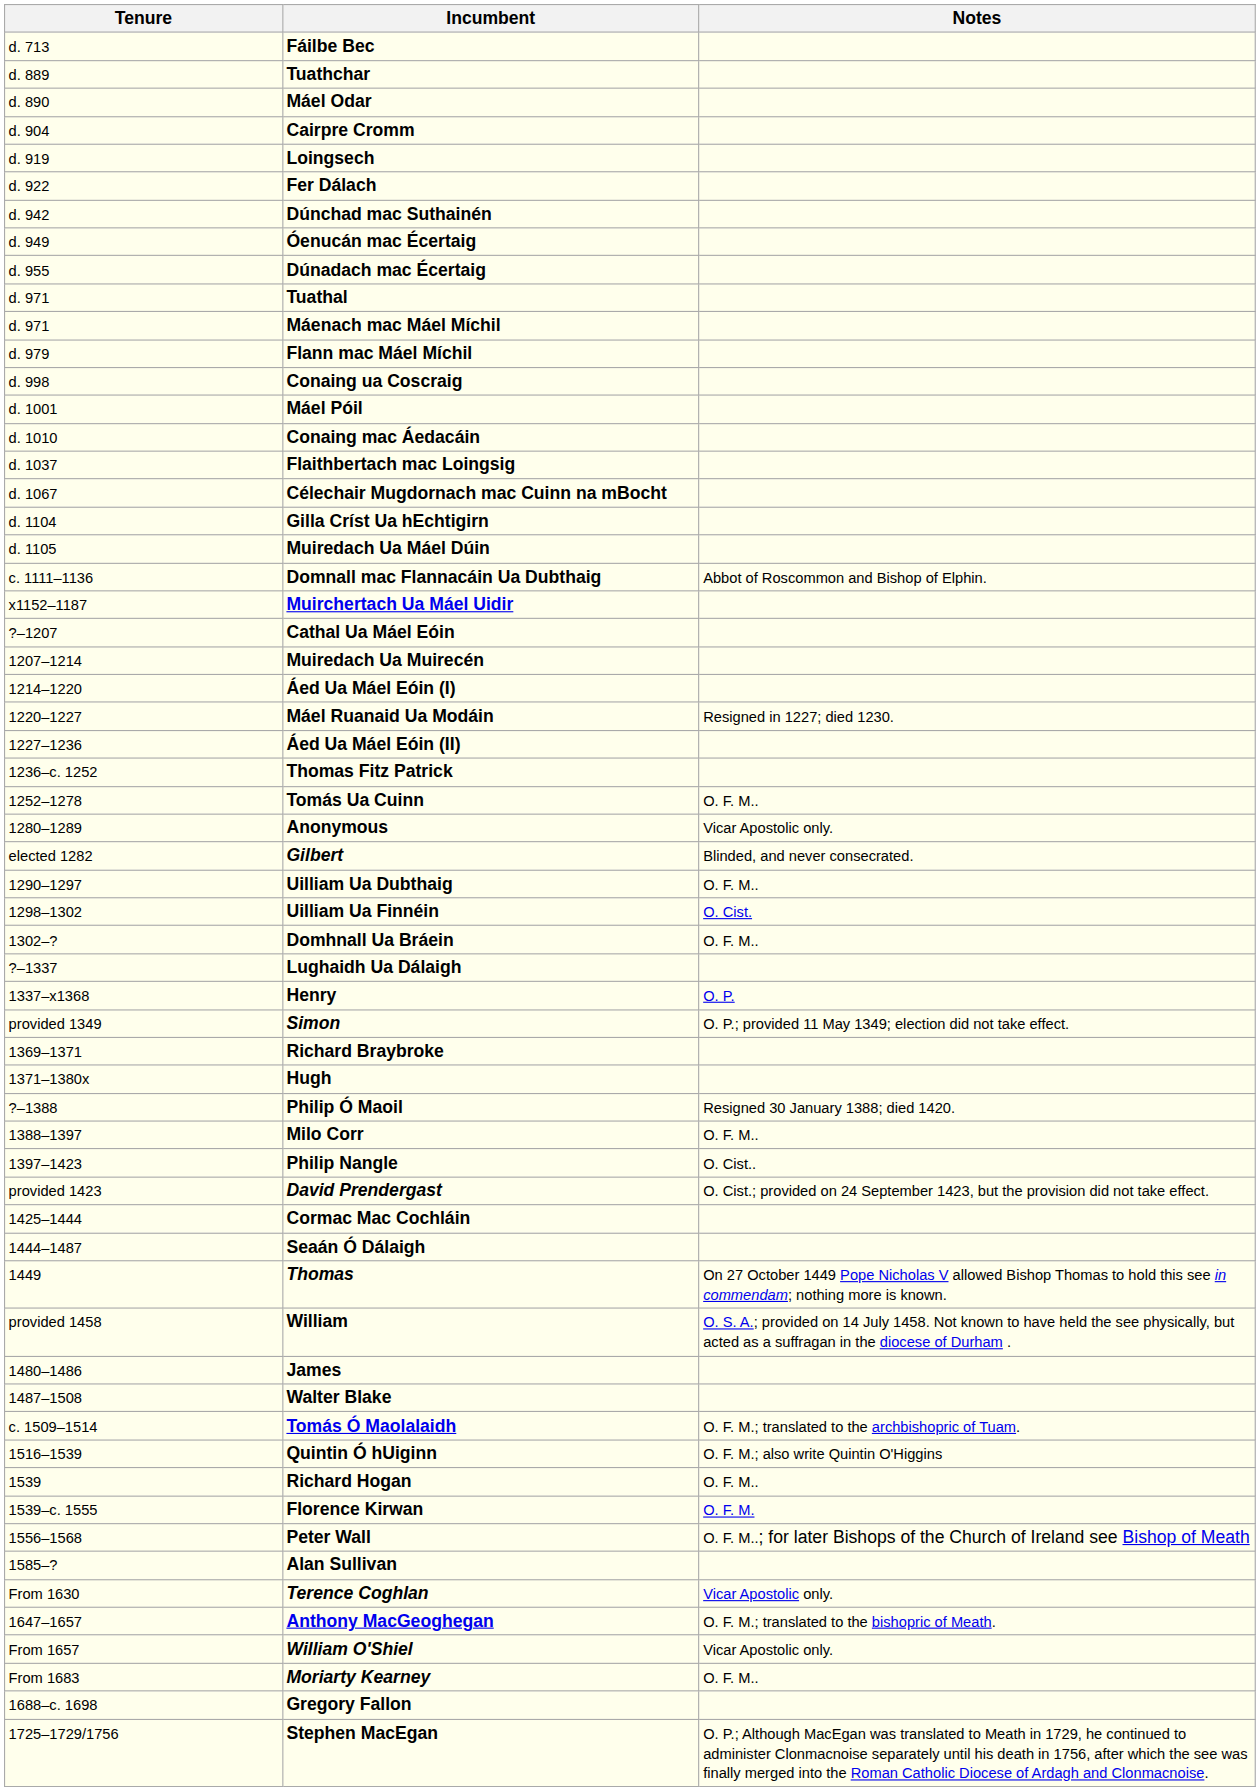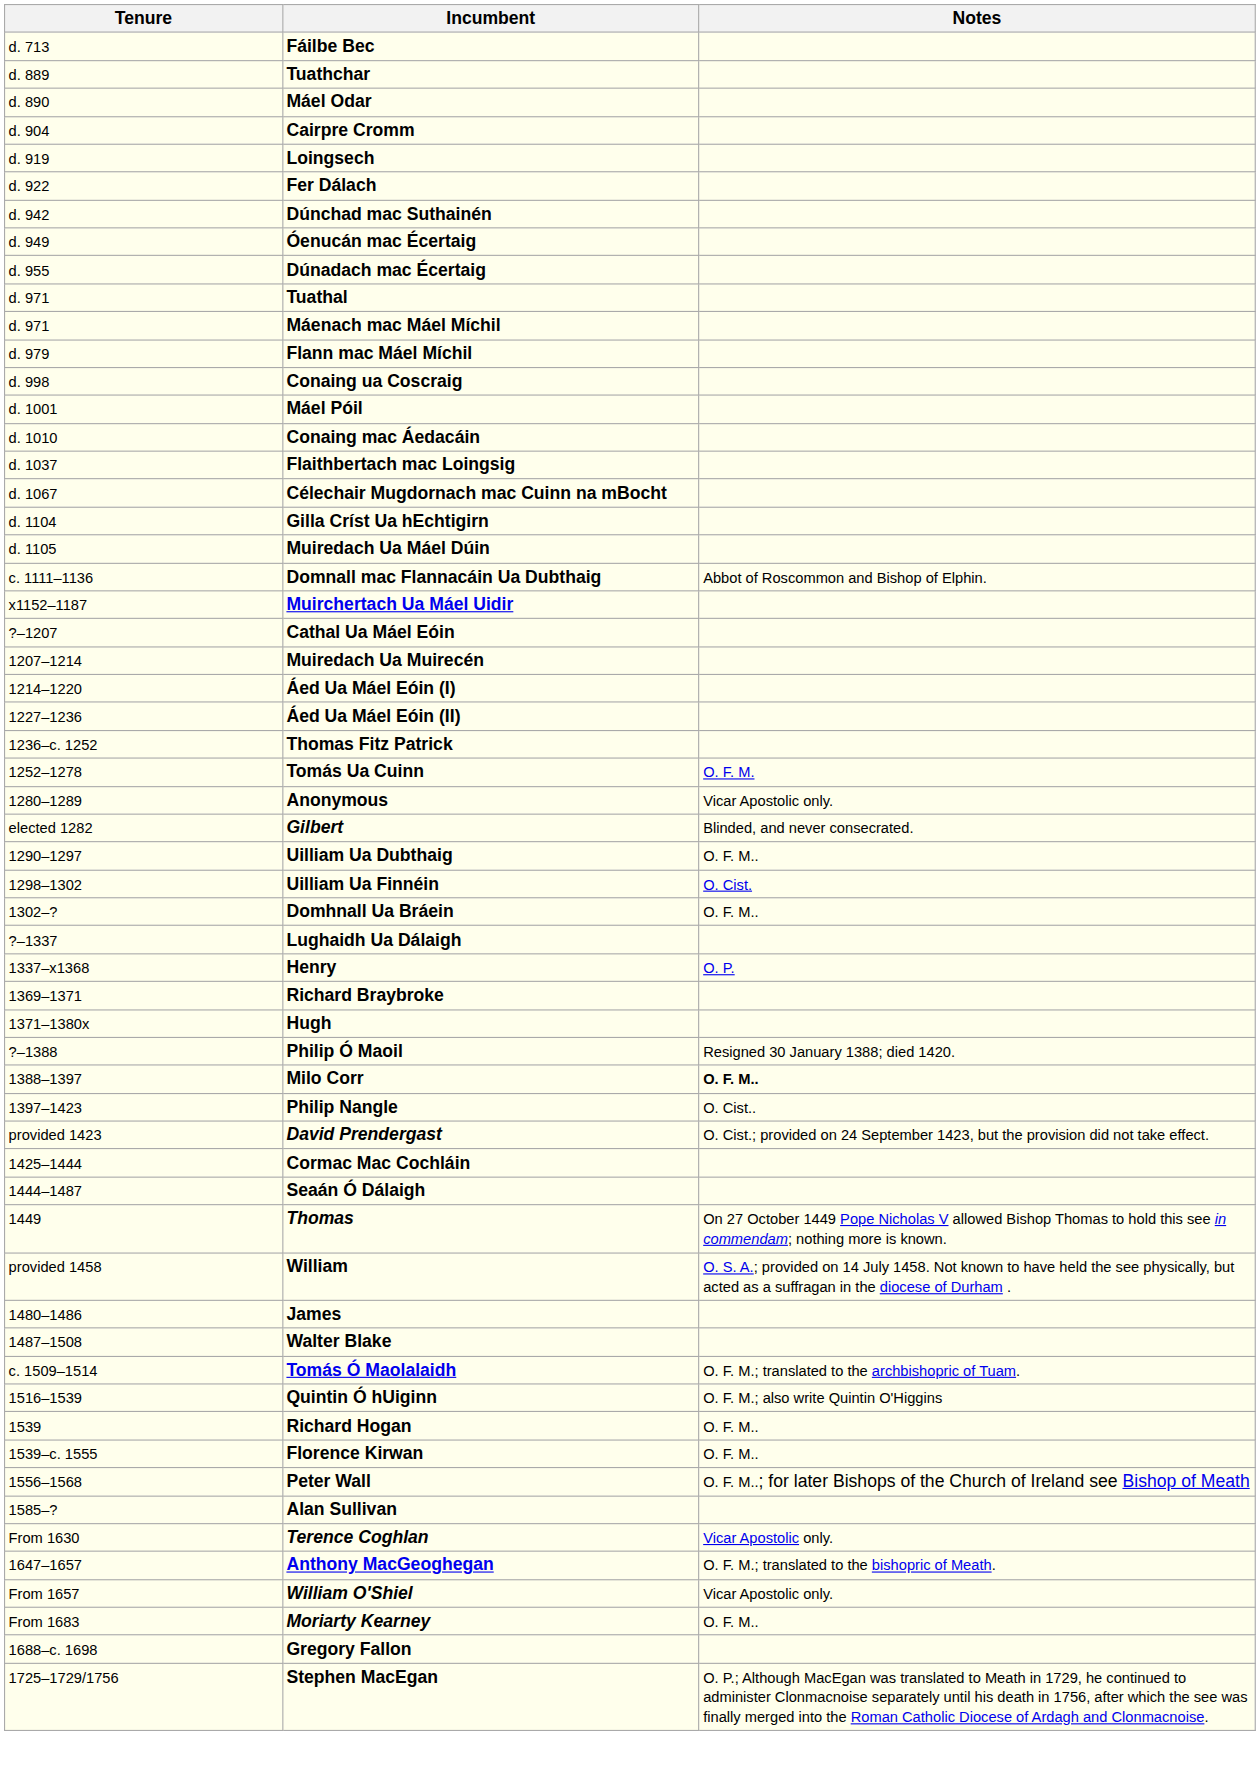- row: (390, 716)
(731, 801) O. F. M.. -> (729, 773) O. F. M.
- row: (313, 1023)
(731, 1136) normal -> (731, 1079) bold
(729, 1510) O. F. M. -> (731, 1454) O. F. M..
